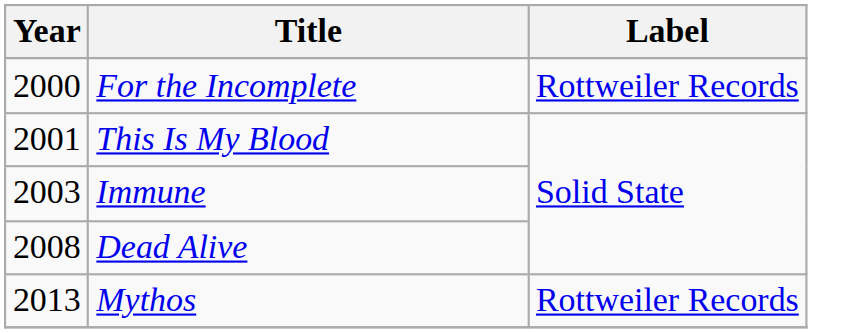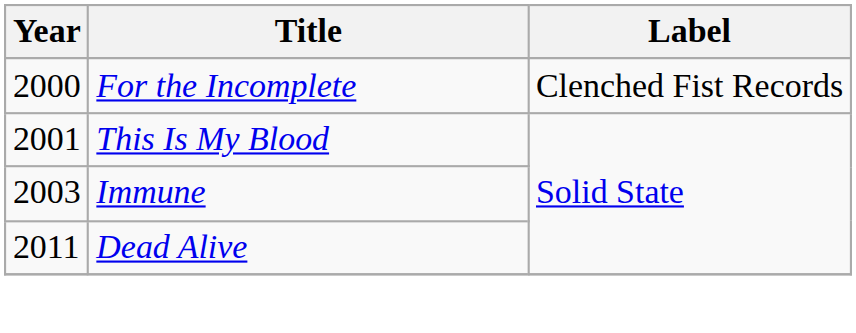(667, 85) Rottweiler Records -> (690, 85) Clenched Fist Records
(47, 246) 2008 -> (46, 246) 2011
- row: (146, 300)
